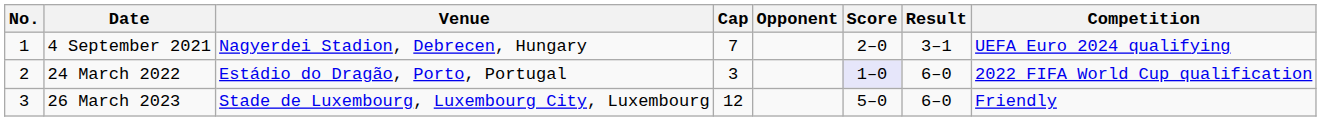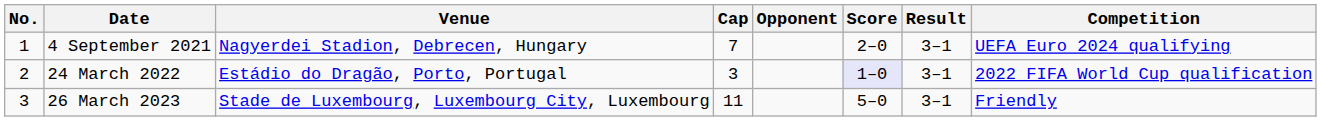(936, 74) 6–0 -> (936, 74) 3–1
(733, 102) 12 -> (733, 102) 11
(936, 102) 6–0 -> (936, 102) 3–1
